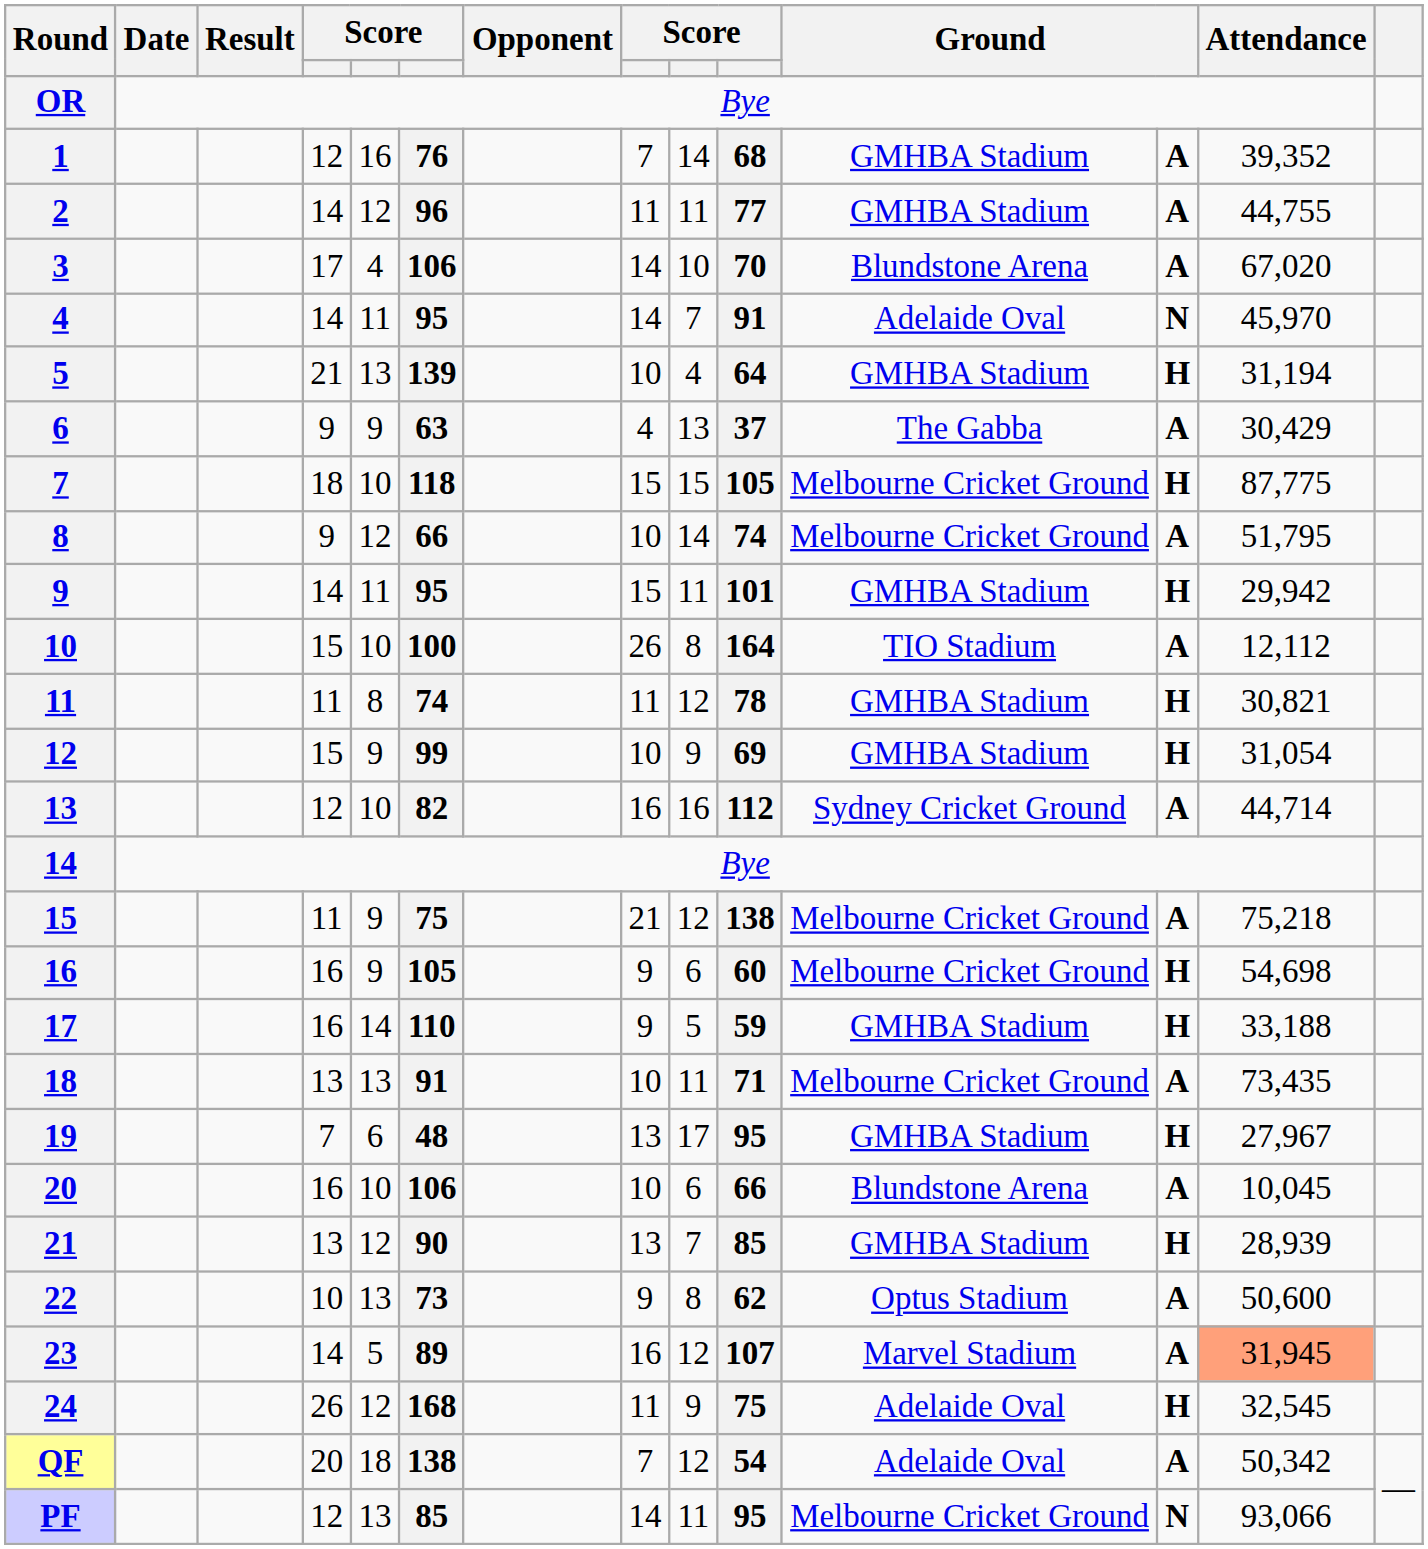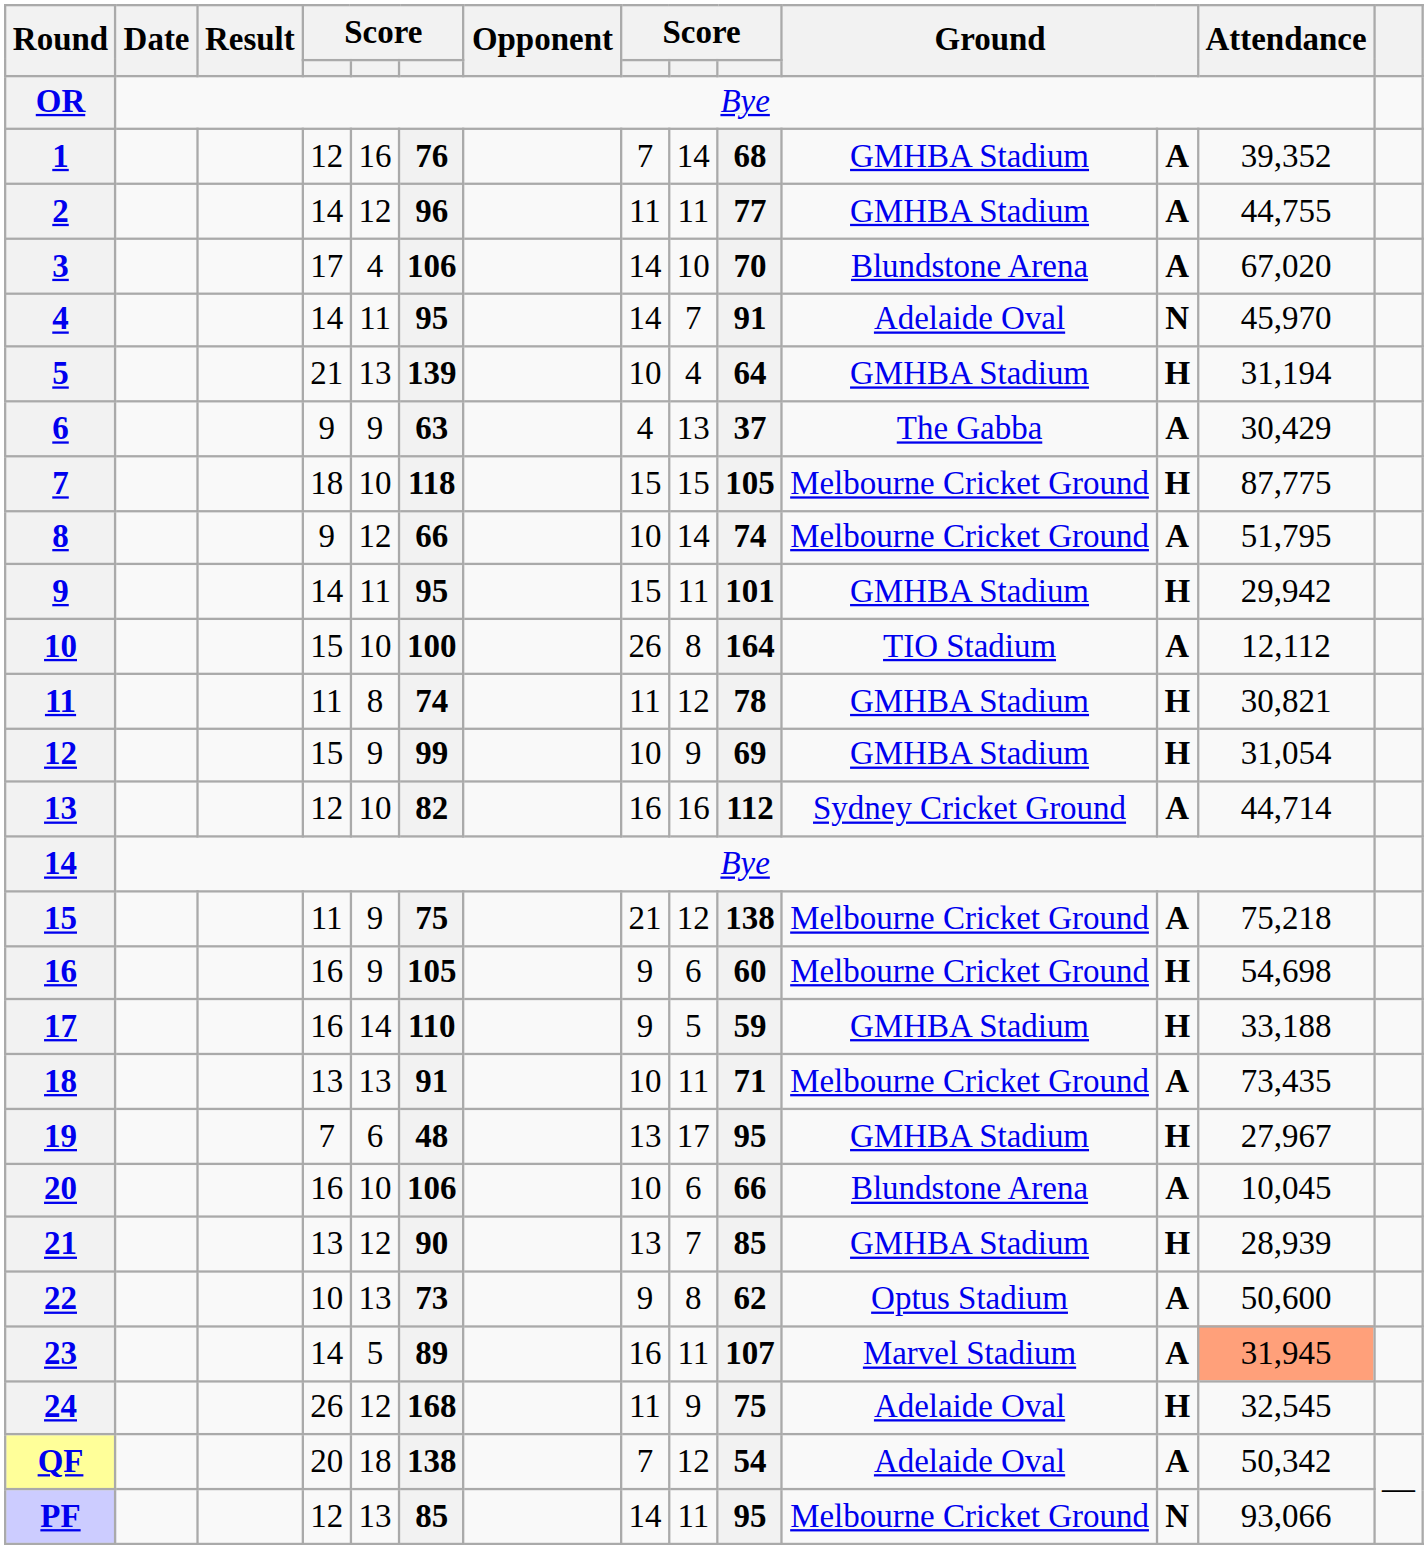(693, 1352) 12 -> (693, 1352) 11
